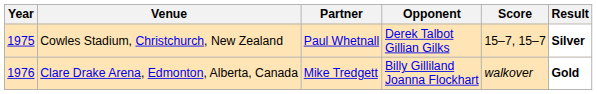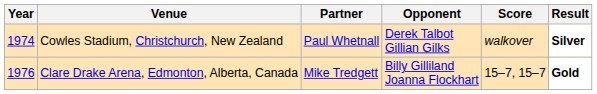(21, 41) 1975 -> (21, 41) 1974
(515, 41) 15–7, 15–7 -> (509, 41) walkover
(509, 74) walkover -> (515, 74) 15–7, 15–7
